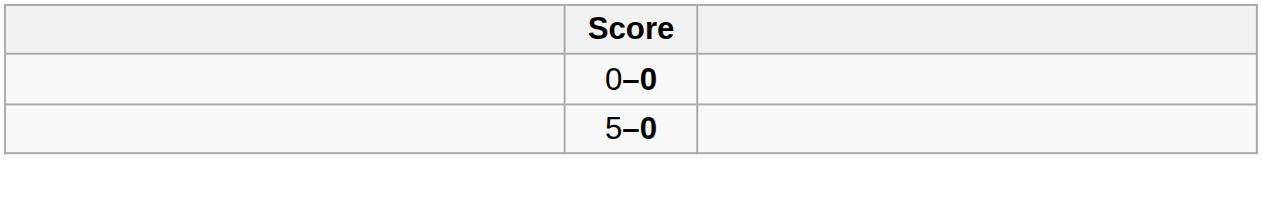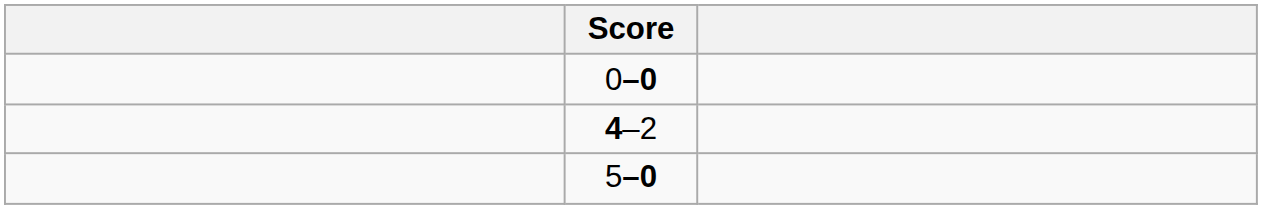+ row: (631, 128)
